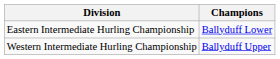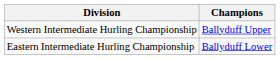rows swapped: (100, 29) <-> (102, 46)
